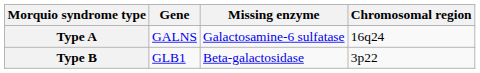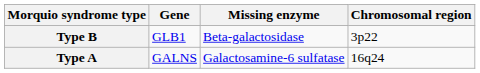rows swapped: (77, 36) <-> (77, 57)
